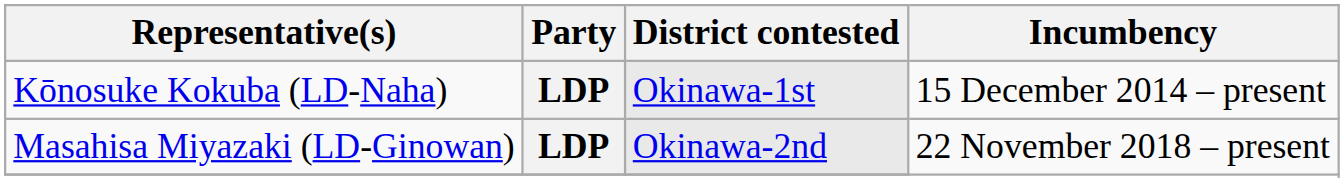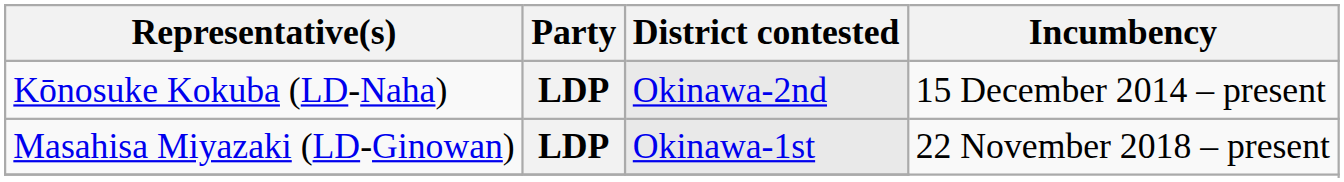(724, 89) Okinawa-1st -> (730, 89) Okinawa-2nd
(730, 145) Okinawa-2nd -> (724, 145) Okinawa-1st
